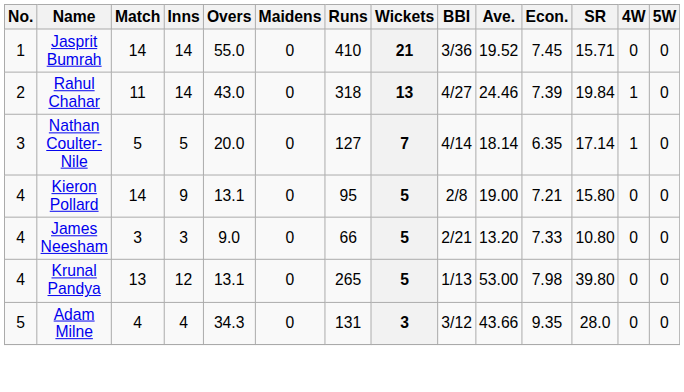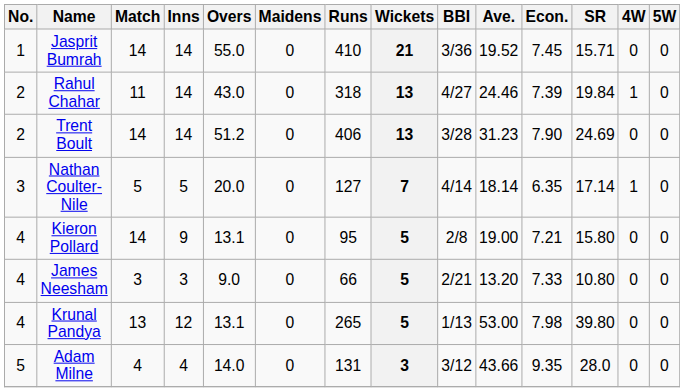+ row: (74, 135)
(229, 323) 34.3 -> (229, 365) 14.0
